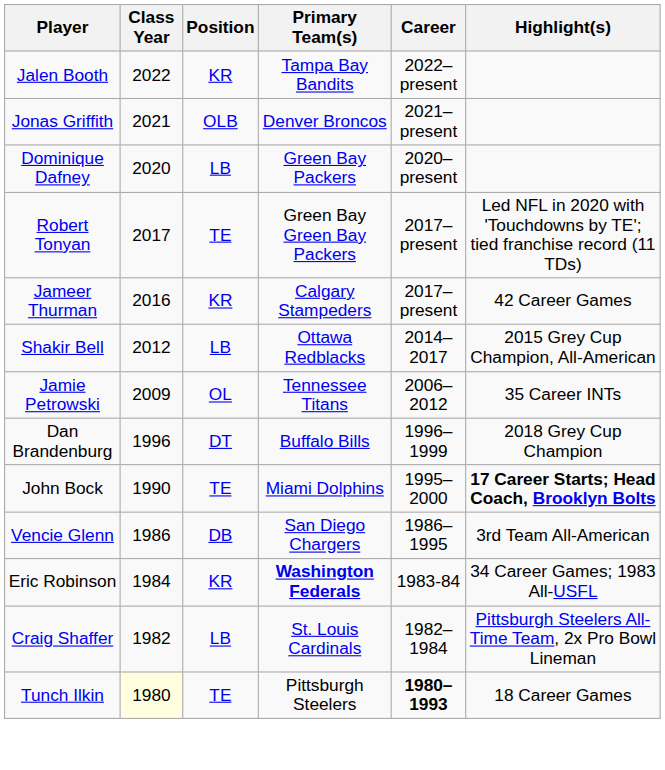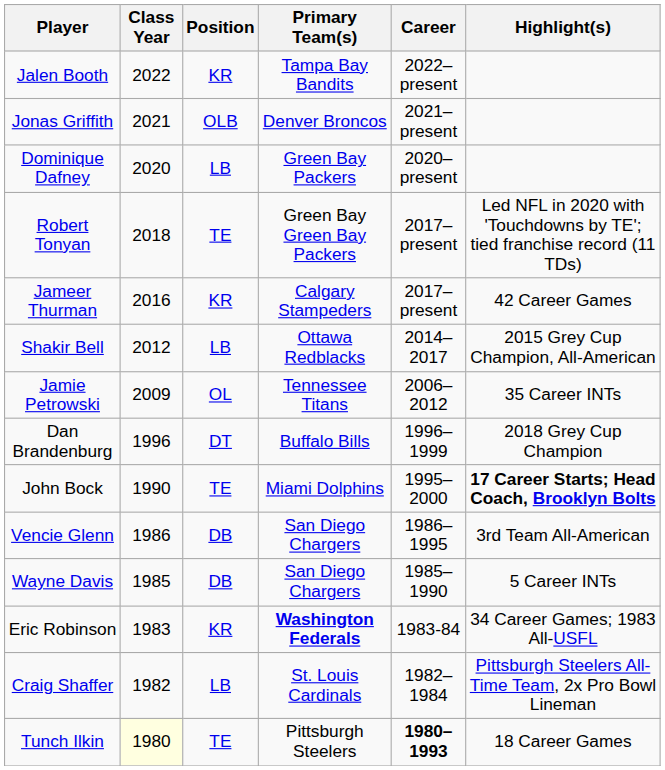(151, 234) 2017 -> (151, 234) 2018
+ row: (62, 582)
(151, 582) 1984 -> (151, 628) 1983
